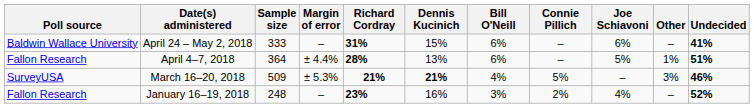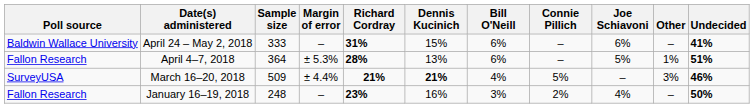(321, 60) ± 4.4% -> (321, 60) ± 5.3%
(321, 77) ± 5.3% -> (321, 77) ± 4.4%
(702, 95) 52% -> (702, 95) 50%
